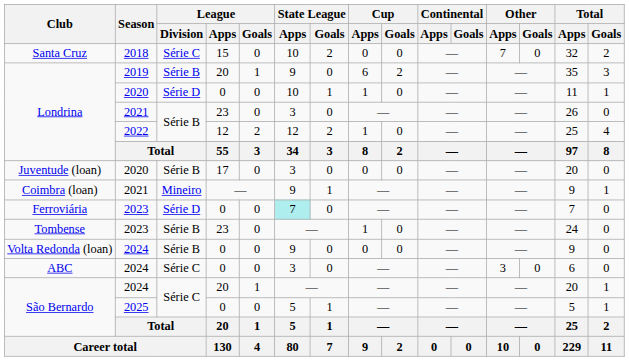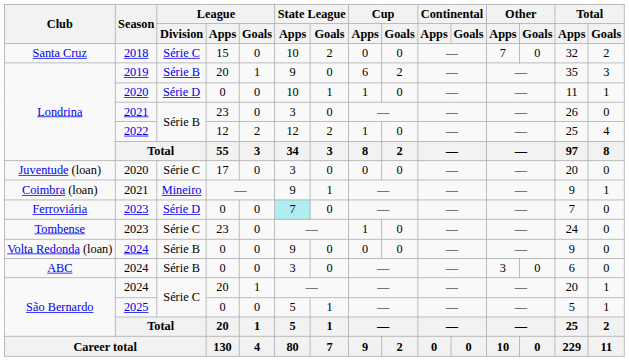(182, 170) Série B -> (182, 170) Série C
(182, 229) Série B -> (182, 229) Série C
(182, 268) Série C -> (182, 268) Série B
